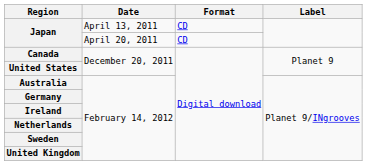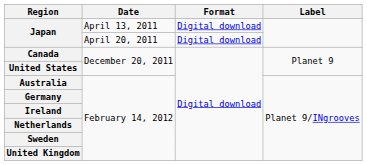(183, 26) CD -> (219, 26) Digital download
(183, 40) CD -> (219, 40) Digital download
